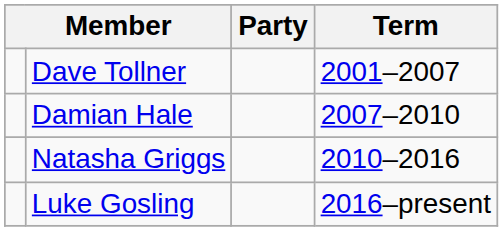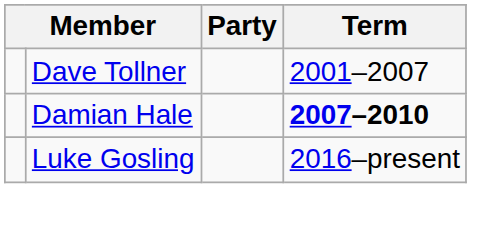(390, 114) normal -> (359, 114) bold
- row: (129, 159)
